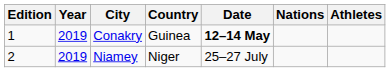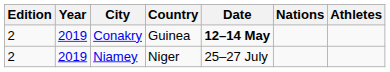(11, 35) 1 -> (11, 35) 2
